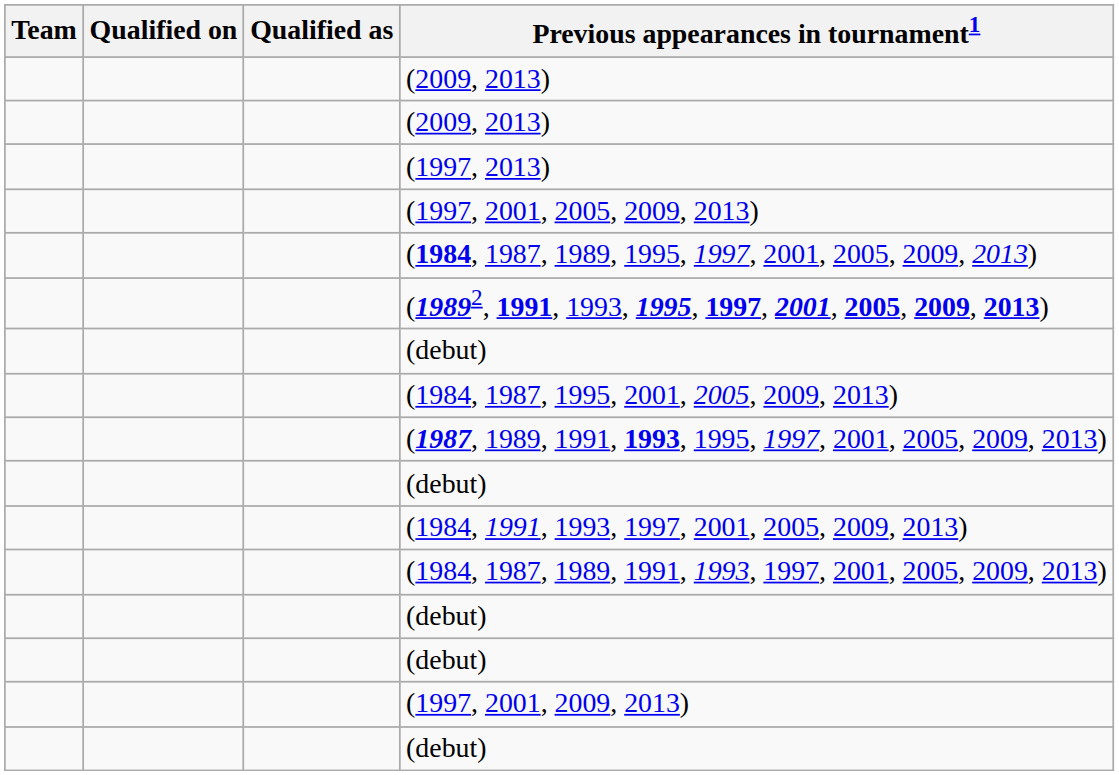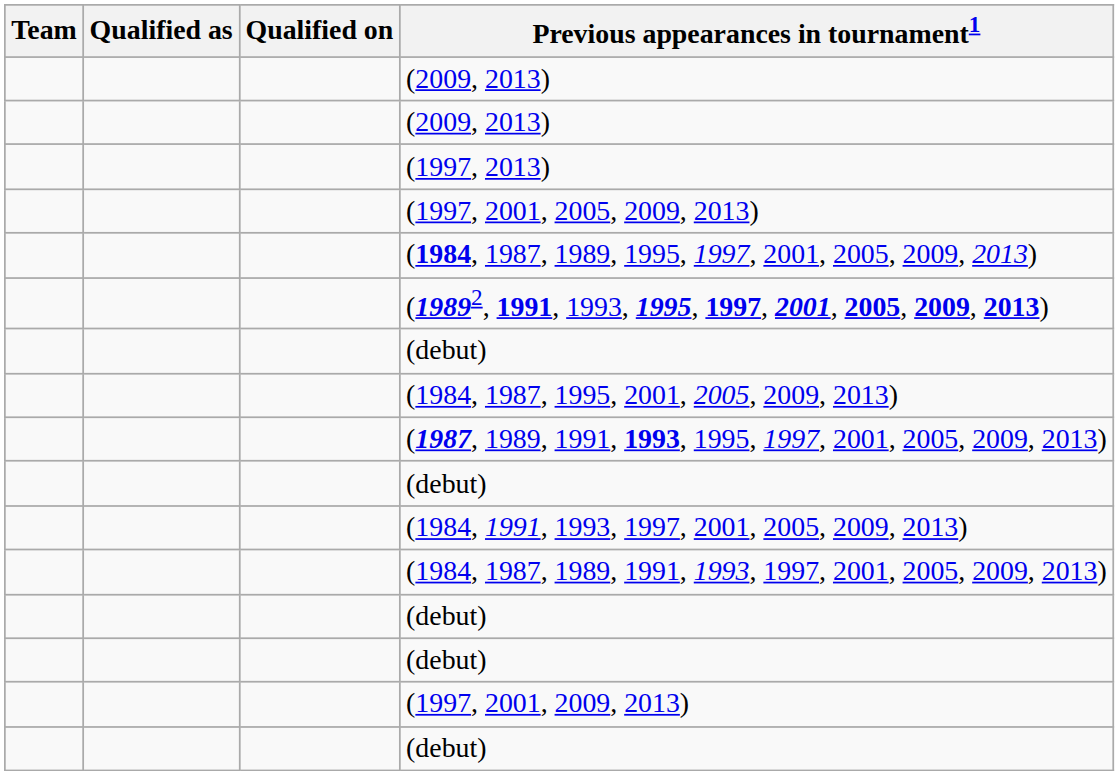columns swapped: (322, 30) <-> (163, 30)
